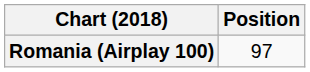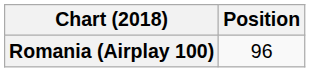(262, 50) 97 -> (262, 50) 96
